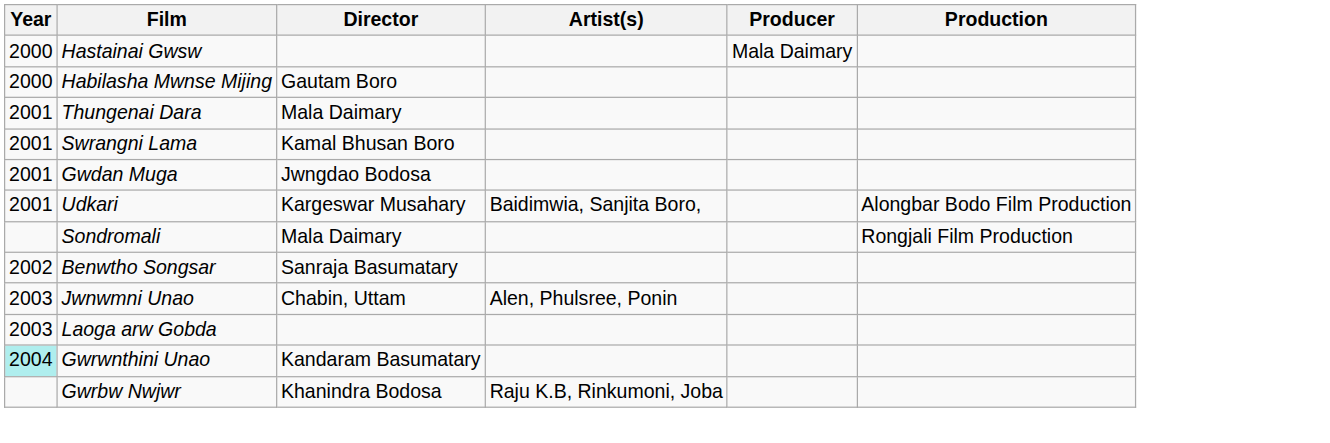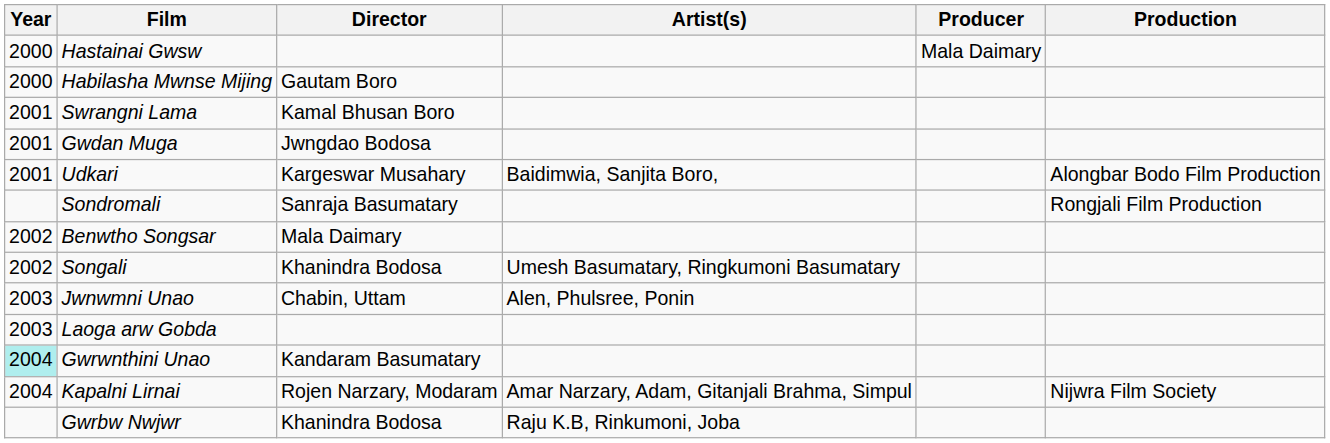- row: (132, 112)
(341, 236) Mala Daimary -> (369, 205) Sanraja Basumatary
(369, 267) Sanraja Basumatary -> (341, 236) Mala Daimary
+ row: (94, 267)
+ row: (121, 391)
